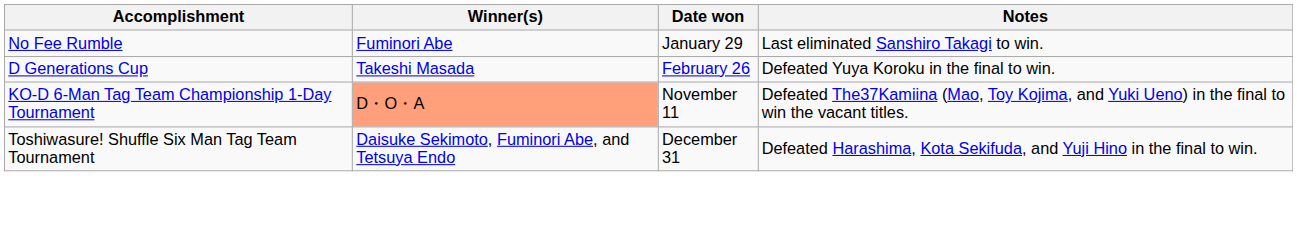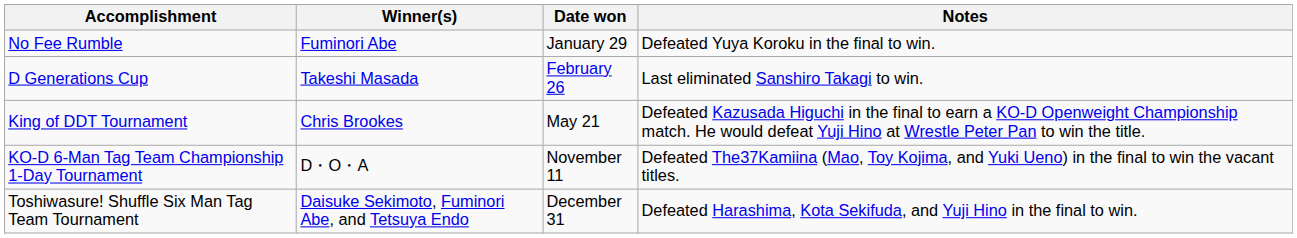(903, 43) Last eliminated Sanshiro Takagi to win. -> (788, 43) Defeated Yuya Koroku in the final to win.
(908, 69) Defeated Yuya Koroku in the final to win. -> (782, 78) Last eliminated Sanshiro Takagi to win.
+ row: (98, 122)
(390, 103) lightsalmon background -> (334, 166) no background
